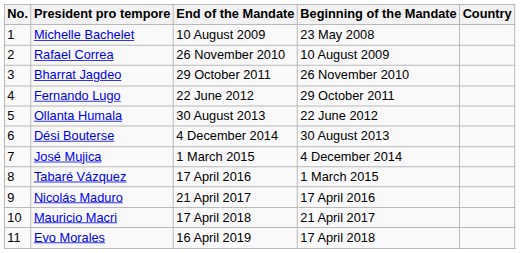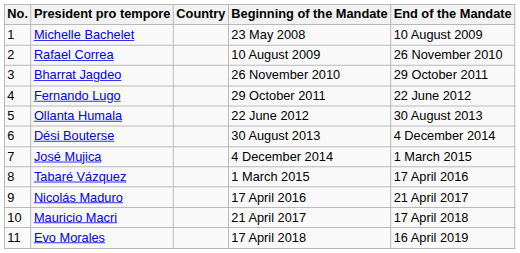columns swapped: (487, 14) <-> (235, 14)
